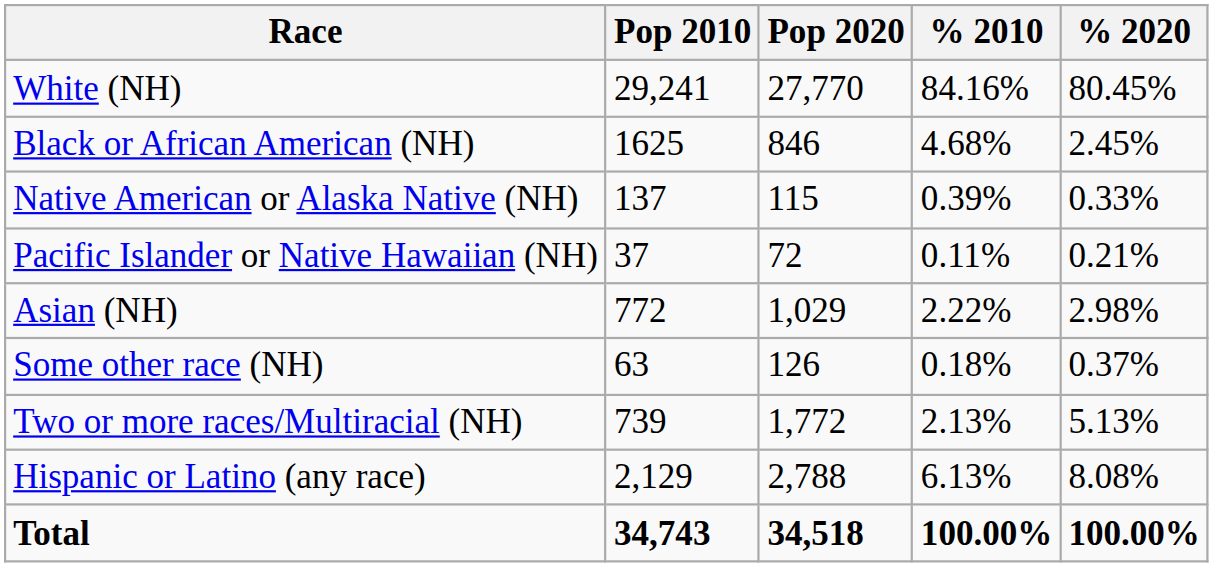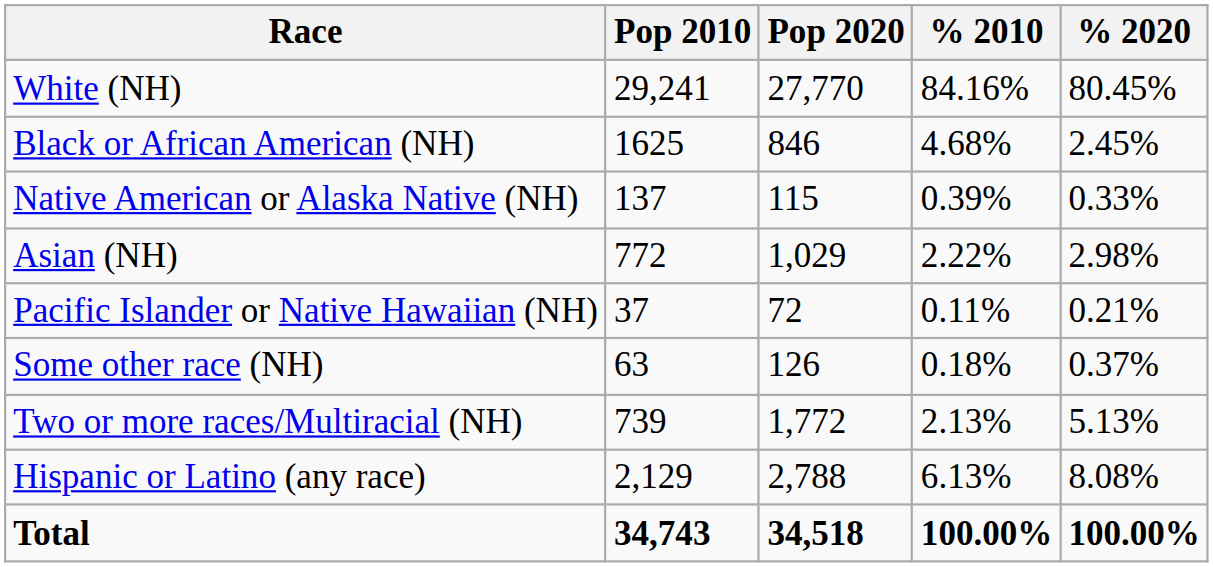rows swapped: (95, 310) <-> (306, 254)
